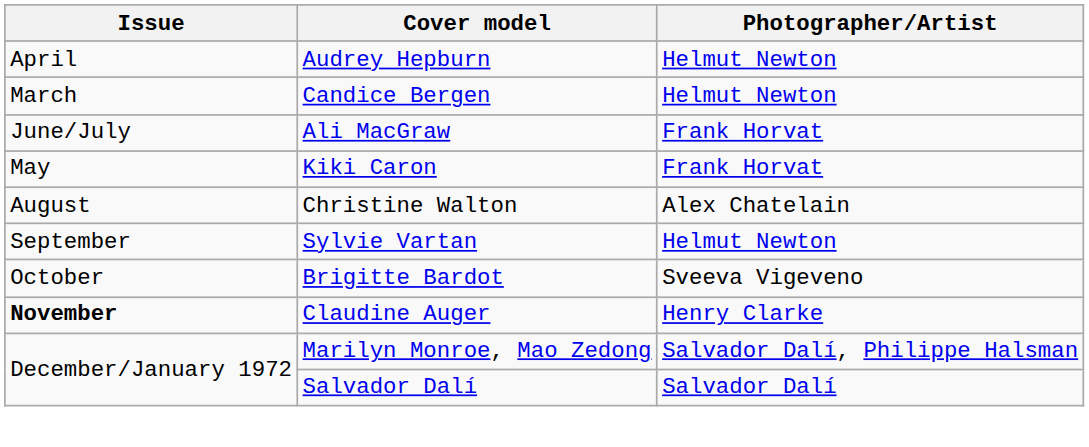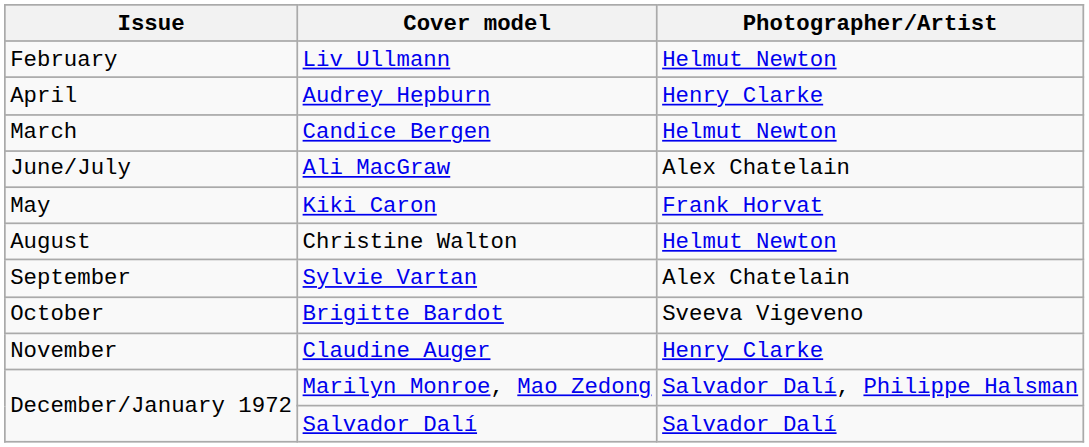+ row: (376, 60)
(749, 60) Helmut Newton -> (743, 96) Henry Clarke
(743, 132) Frank Horvat -> (756, 169) Alex Chatelain
(756, 205) Alex Chatelain -> (749, 242) Helmut Newton
(749, 242) Helmut Newton -> (756, 278) Alex Chatelain
(64, 315) bold -> (64, 351) normal
